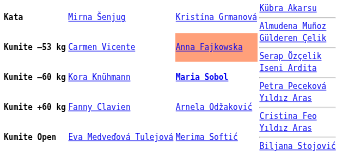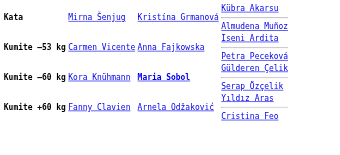(209, 47) lightsalmon background -> (171, 47) no background
(298, 47) Gülderen Çelik Serap Özçelik -> (255, 47) Iseni Ardita Petra Peceková
(298, 77) Iseni Ardita Petra Peceková -> (255, 77) Gülderen Çelik Serap Özçelik
- row: (30, 137)
